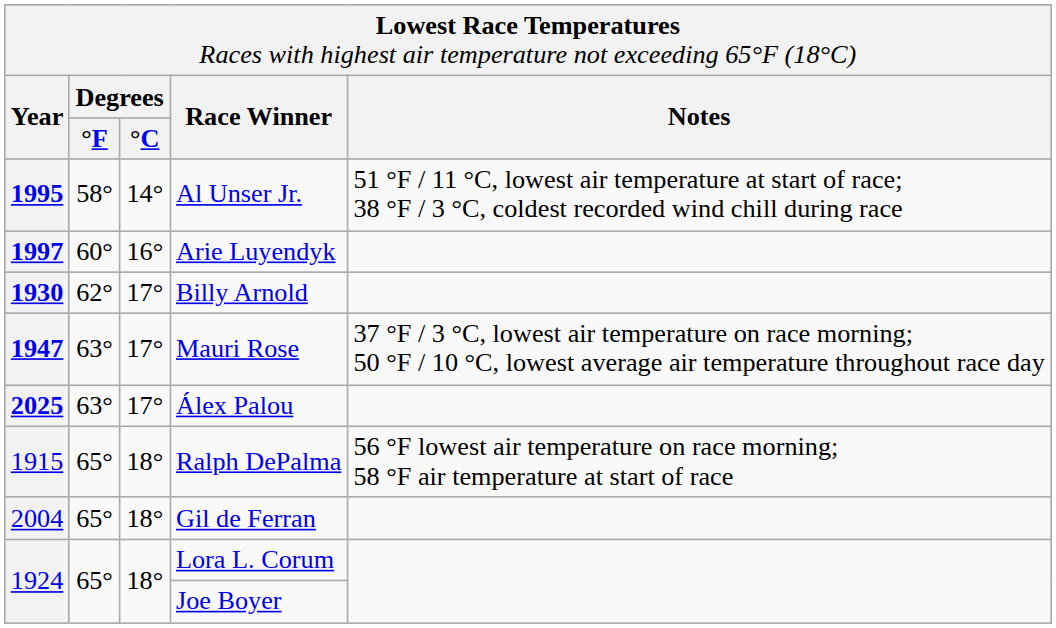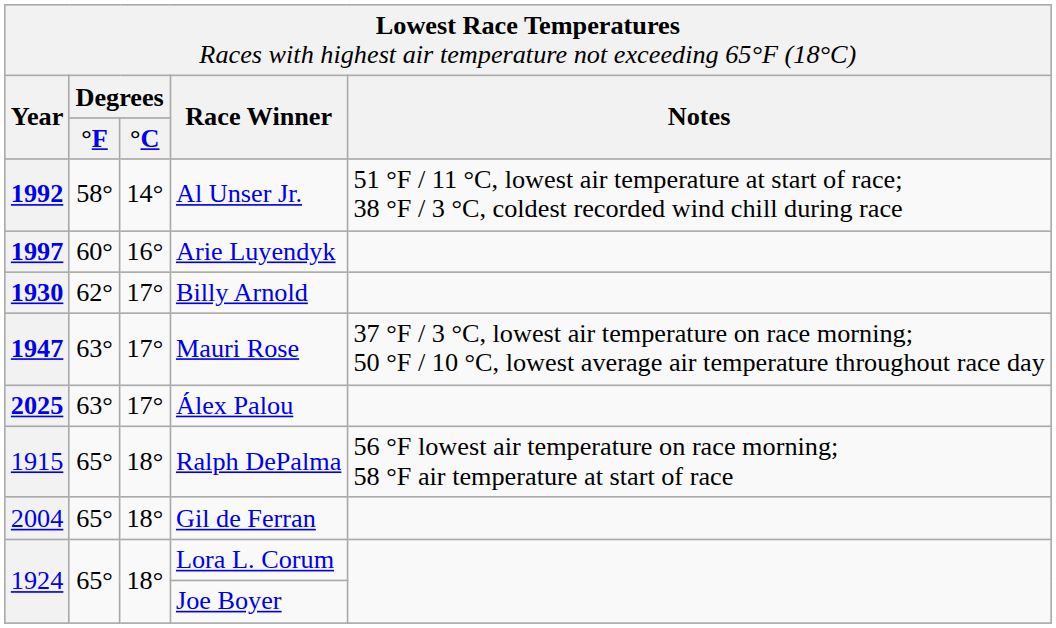(37, 194) 1995 -> (37, 194) 1992
